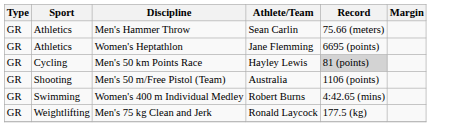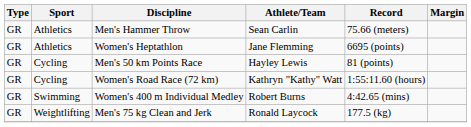(346, 63) lightgrey background -> (370, 63) no background
+ row: (156, 79)
- row: (160, 79)
